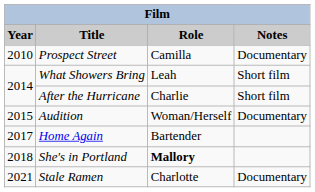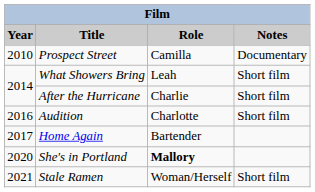(20, 116) 2015 -> (20, 116) 2016
(191, 116) Woman/Herself -> (175, 116) Charlotte
(272, 116) Documentary -> (263, 116) Short film
(20, 156) 2018 -> (20, 156) 2020
(175, 177) Charlotte -> (191, 177) Woman/Herself
(272, 177) Documentary -> (263, 177) Short film
